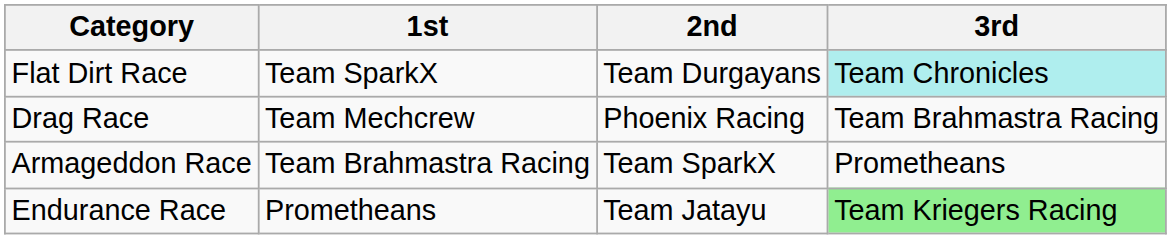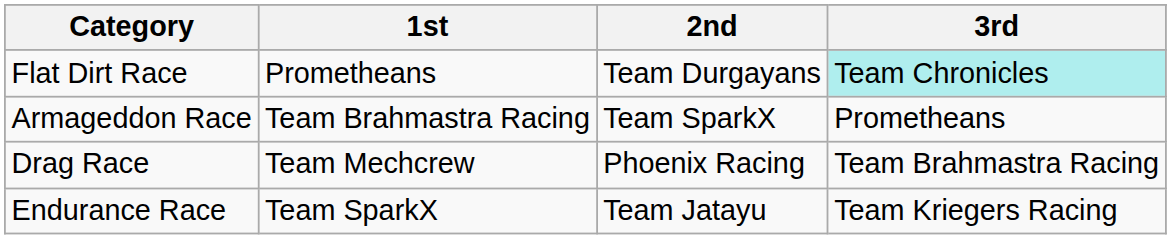(351, 73) Team SparkX -> (351, 73) Prometheans
rows swapped: (80, 118) <-> (132, 164)
(351, 210) Prometheans -> (351, 210) Team SparkX
(976, 210) lightgreen background -> (976, 210) no background
